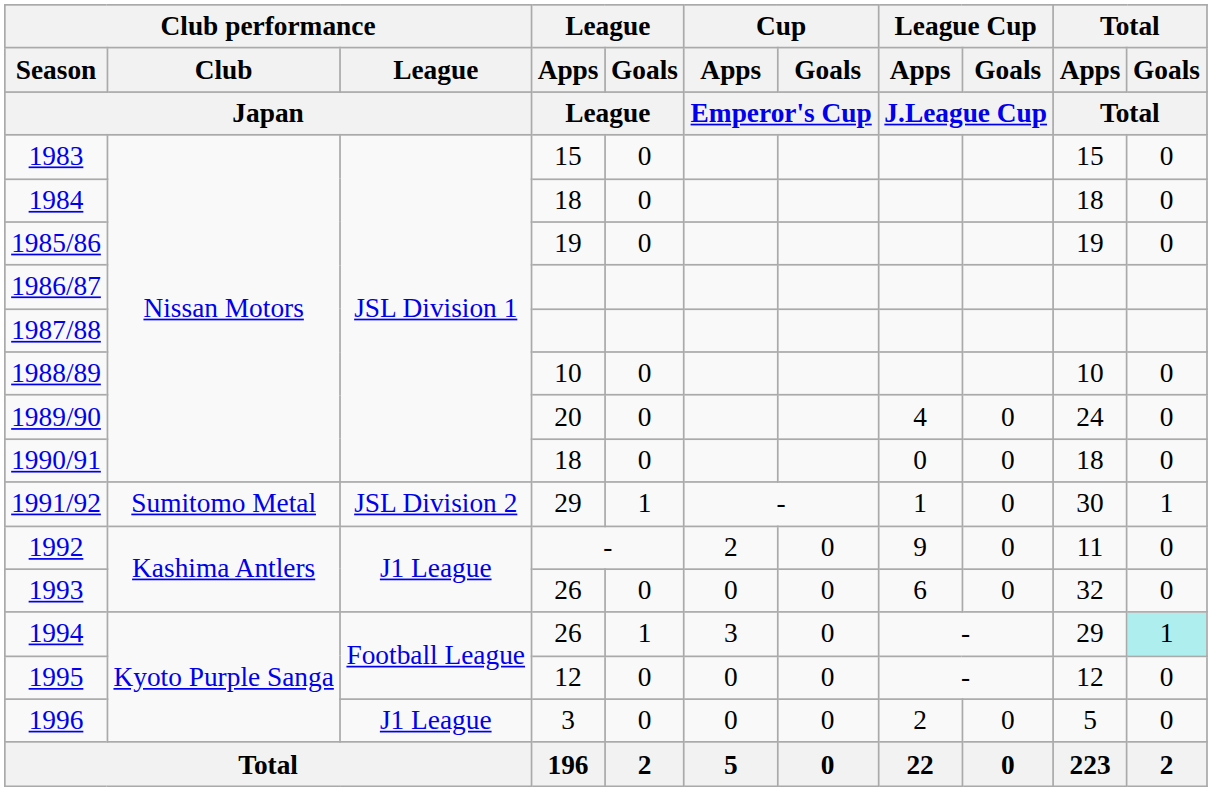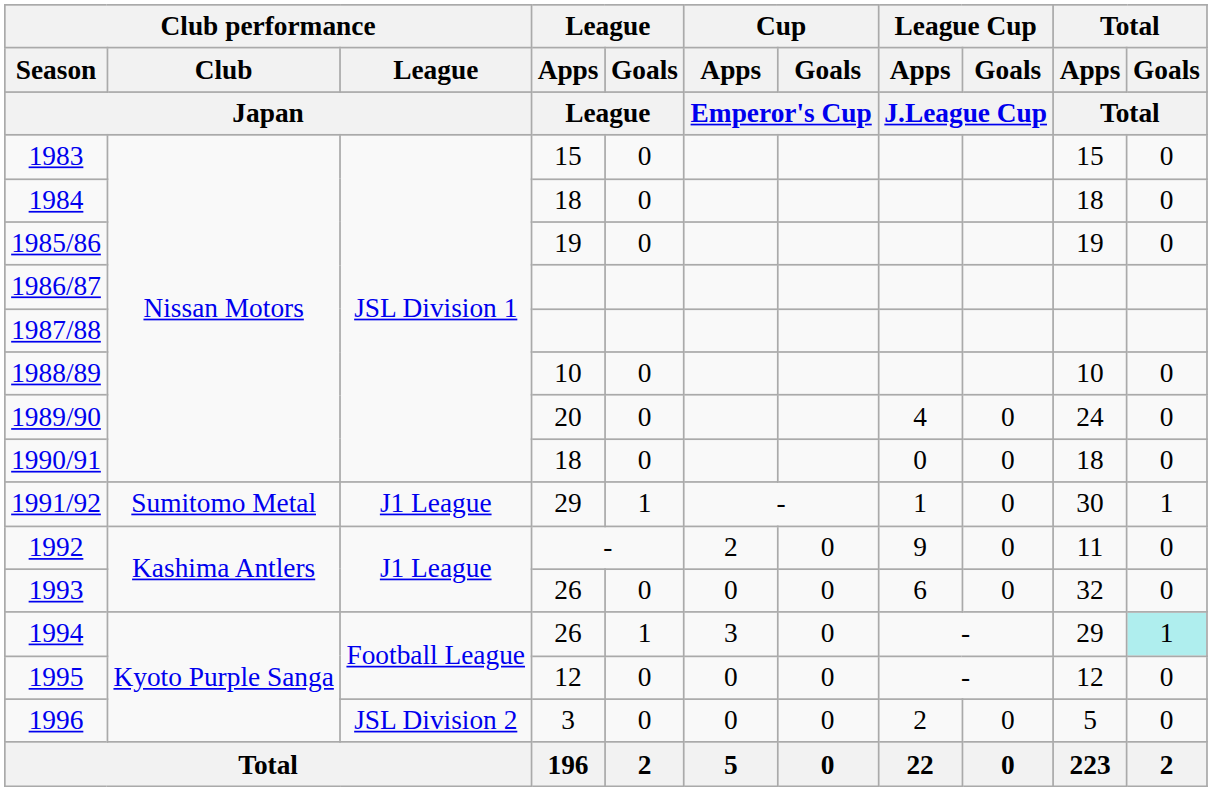(436, 503) JSL Division 2 -> (436, 503) J1 League
(436, 720) J1 League -> (436, 720) JSL Division 2
